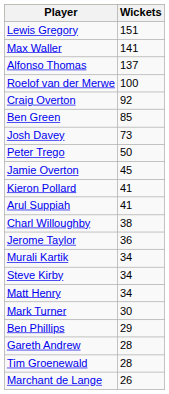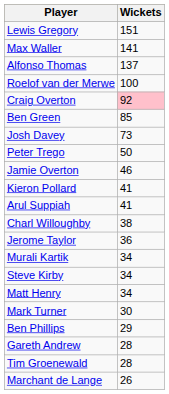(126, 100) no background -> (126, 100) pink background
(126, 170) 45 -> (126, 170) 46
